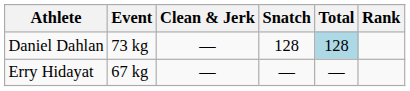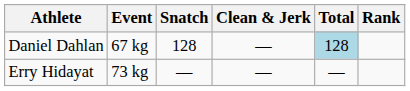columns swapped: (287, 18) <-> (207, 18)
(130, 45) 73 kg -> (130, 45) 67 kg
(130, 72) 67 kg -> (130, 72) 73 kg
